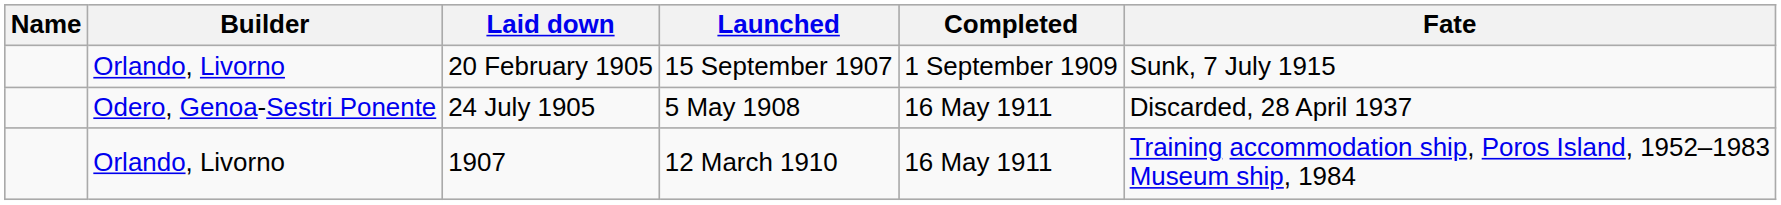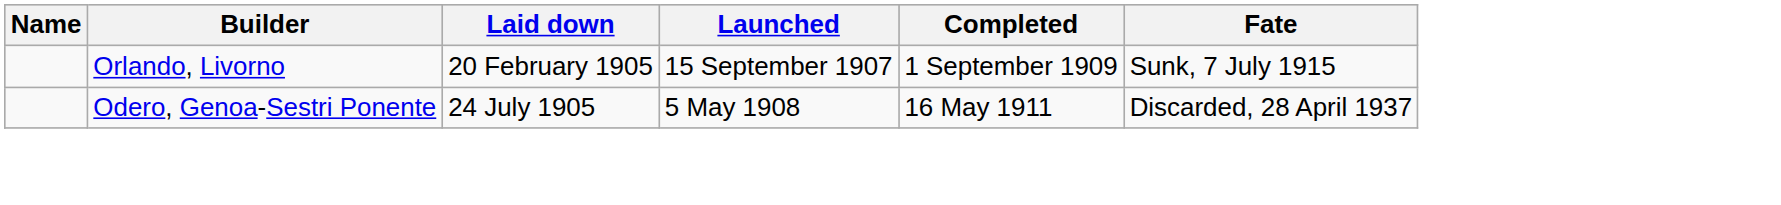- row: (477, 162)
